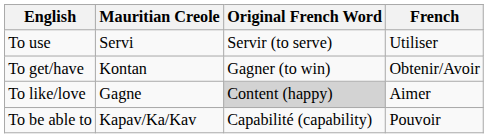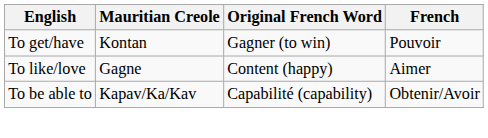- row: (29, 42)
(435, 68) Obtenir/Avoir -> (415, 42) Pouvoir
(280, 94) lightgrey background -> (280, 68) no background
(415, 119) Pouvoir -> (435, 94) Obtenir/Avoir
